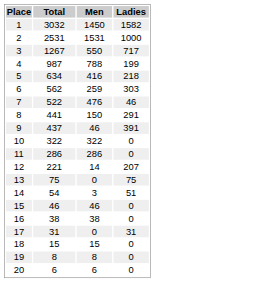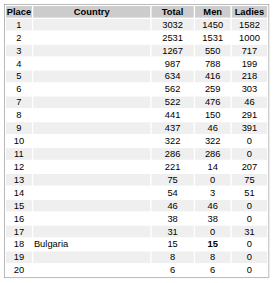+ column: (92, 12)
(94, 244) normal -> (213, 244) bold
